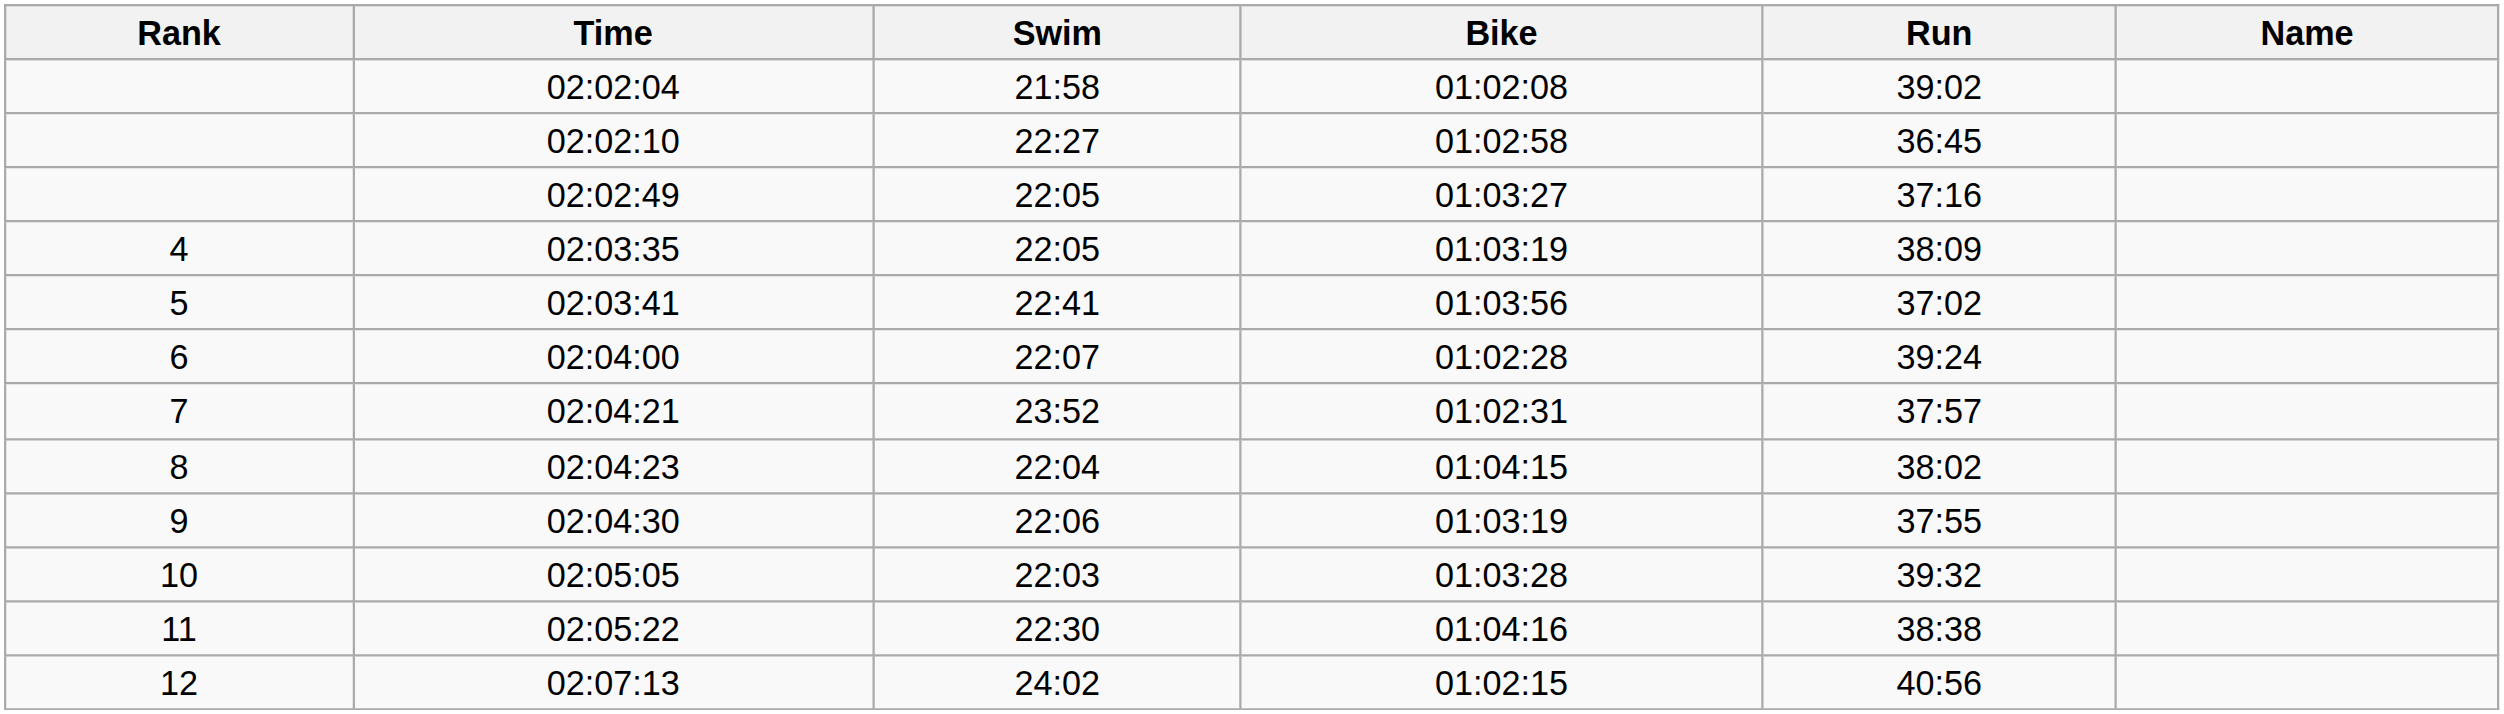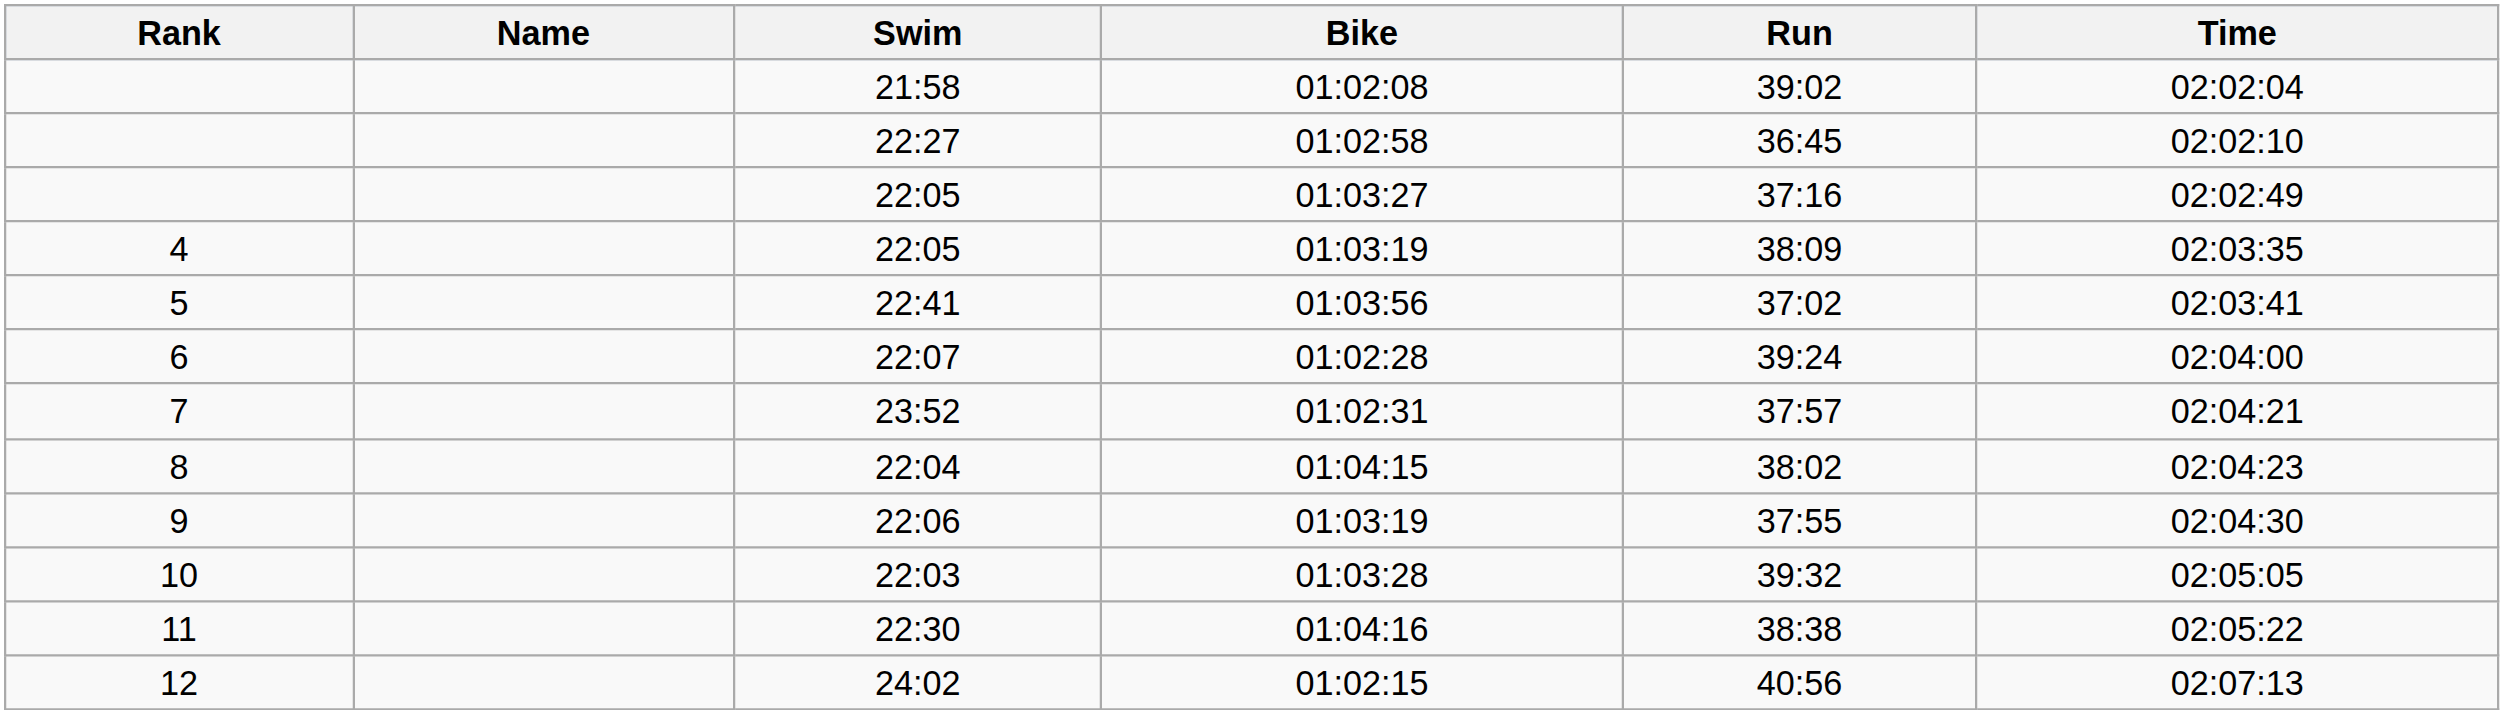columns swapped: (2307, 32) <-> (613, 32)
